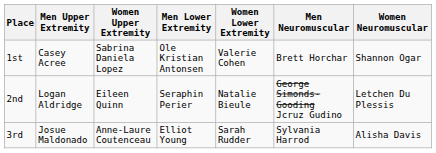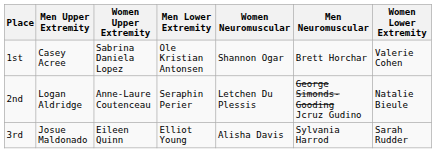columns swapped: (245, 22) <-> (392, 22)
(112, 99) Eileen Quinn -> (123, 99) Anne-Laure Coutenceau
(123, 135) Anne-Laure Coutenceau -> (112, 135) Eileen Quinn
